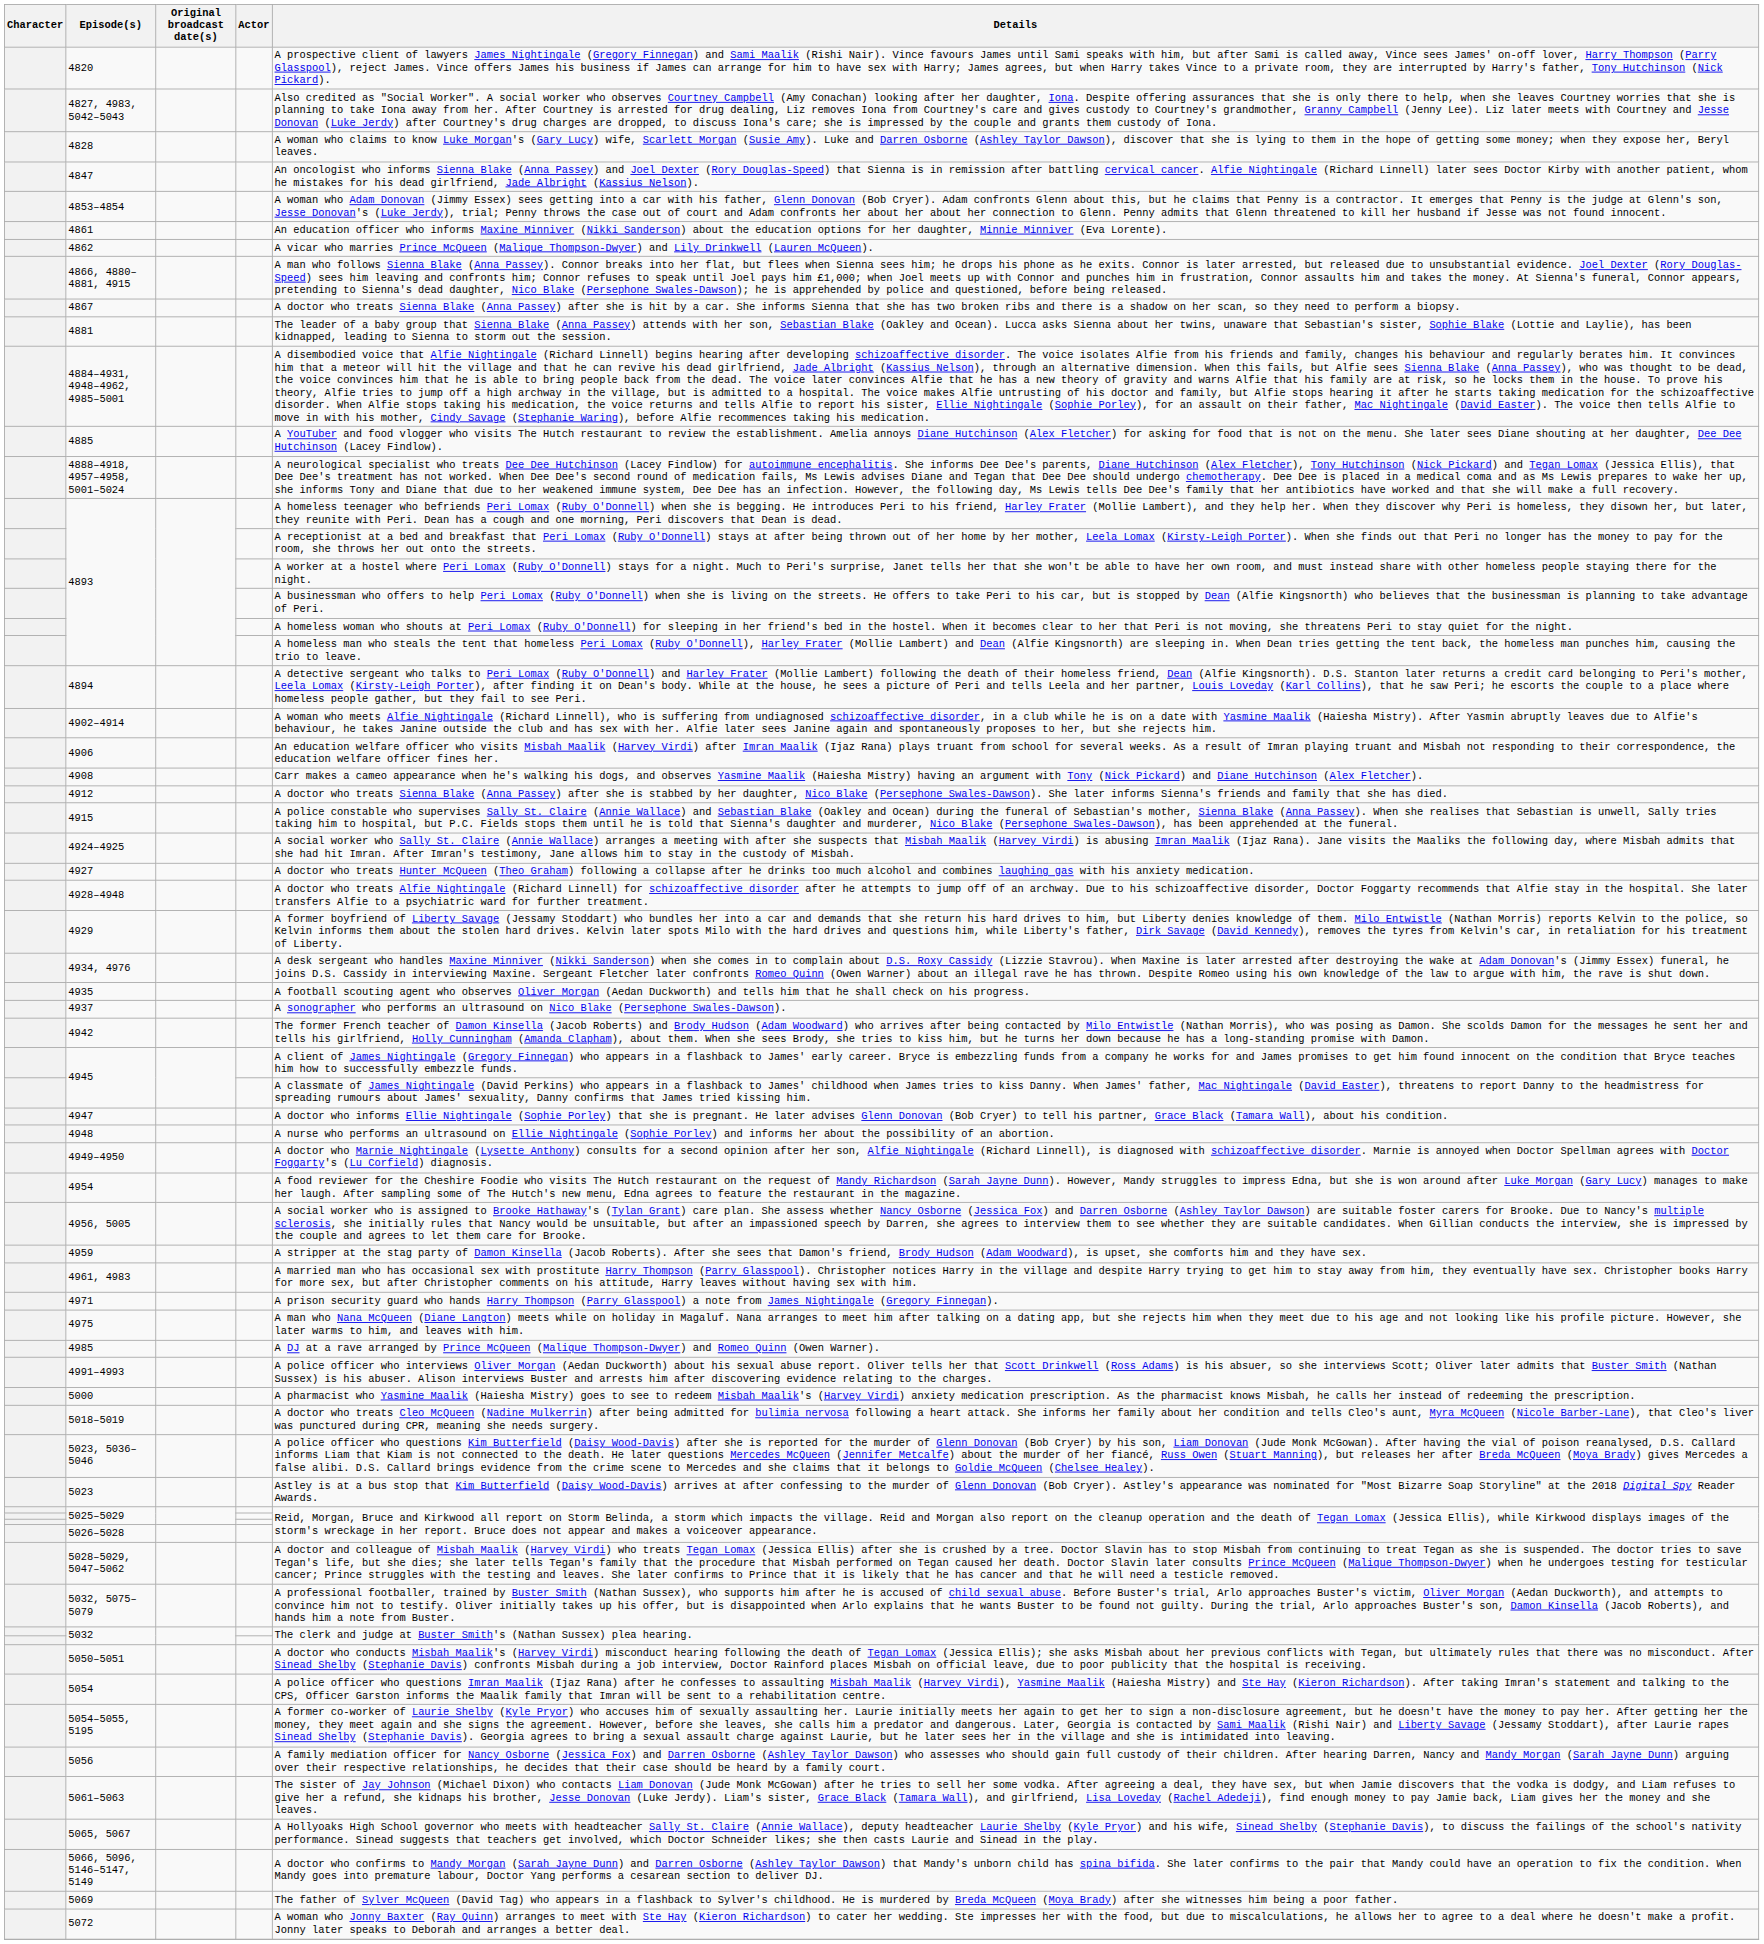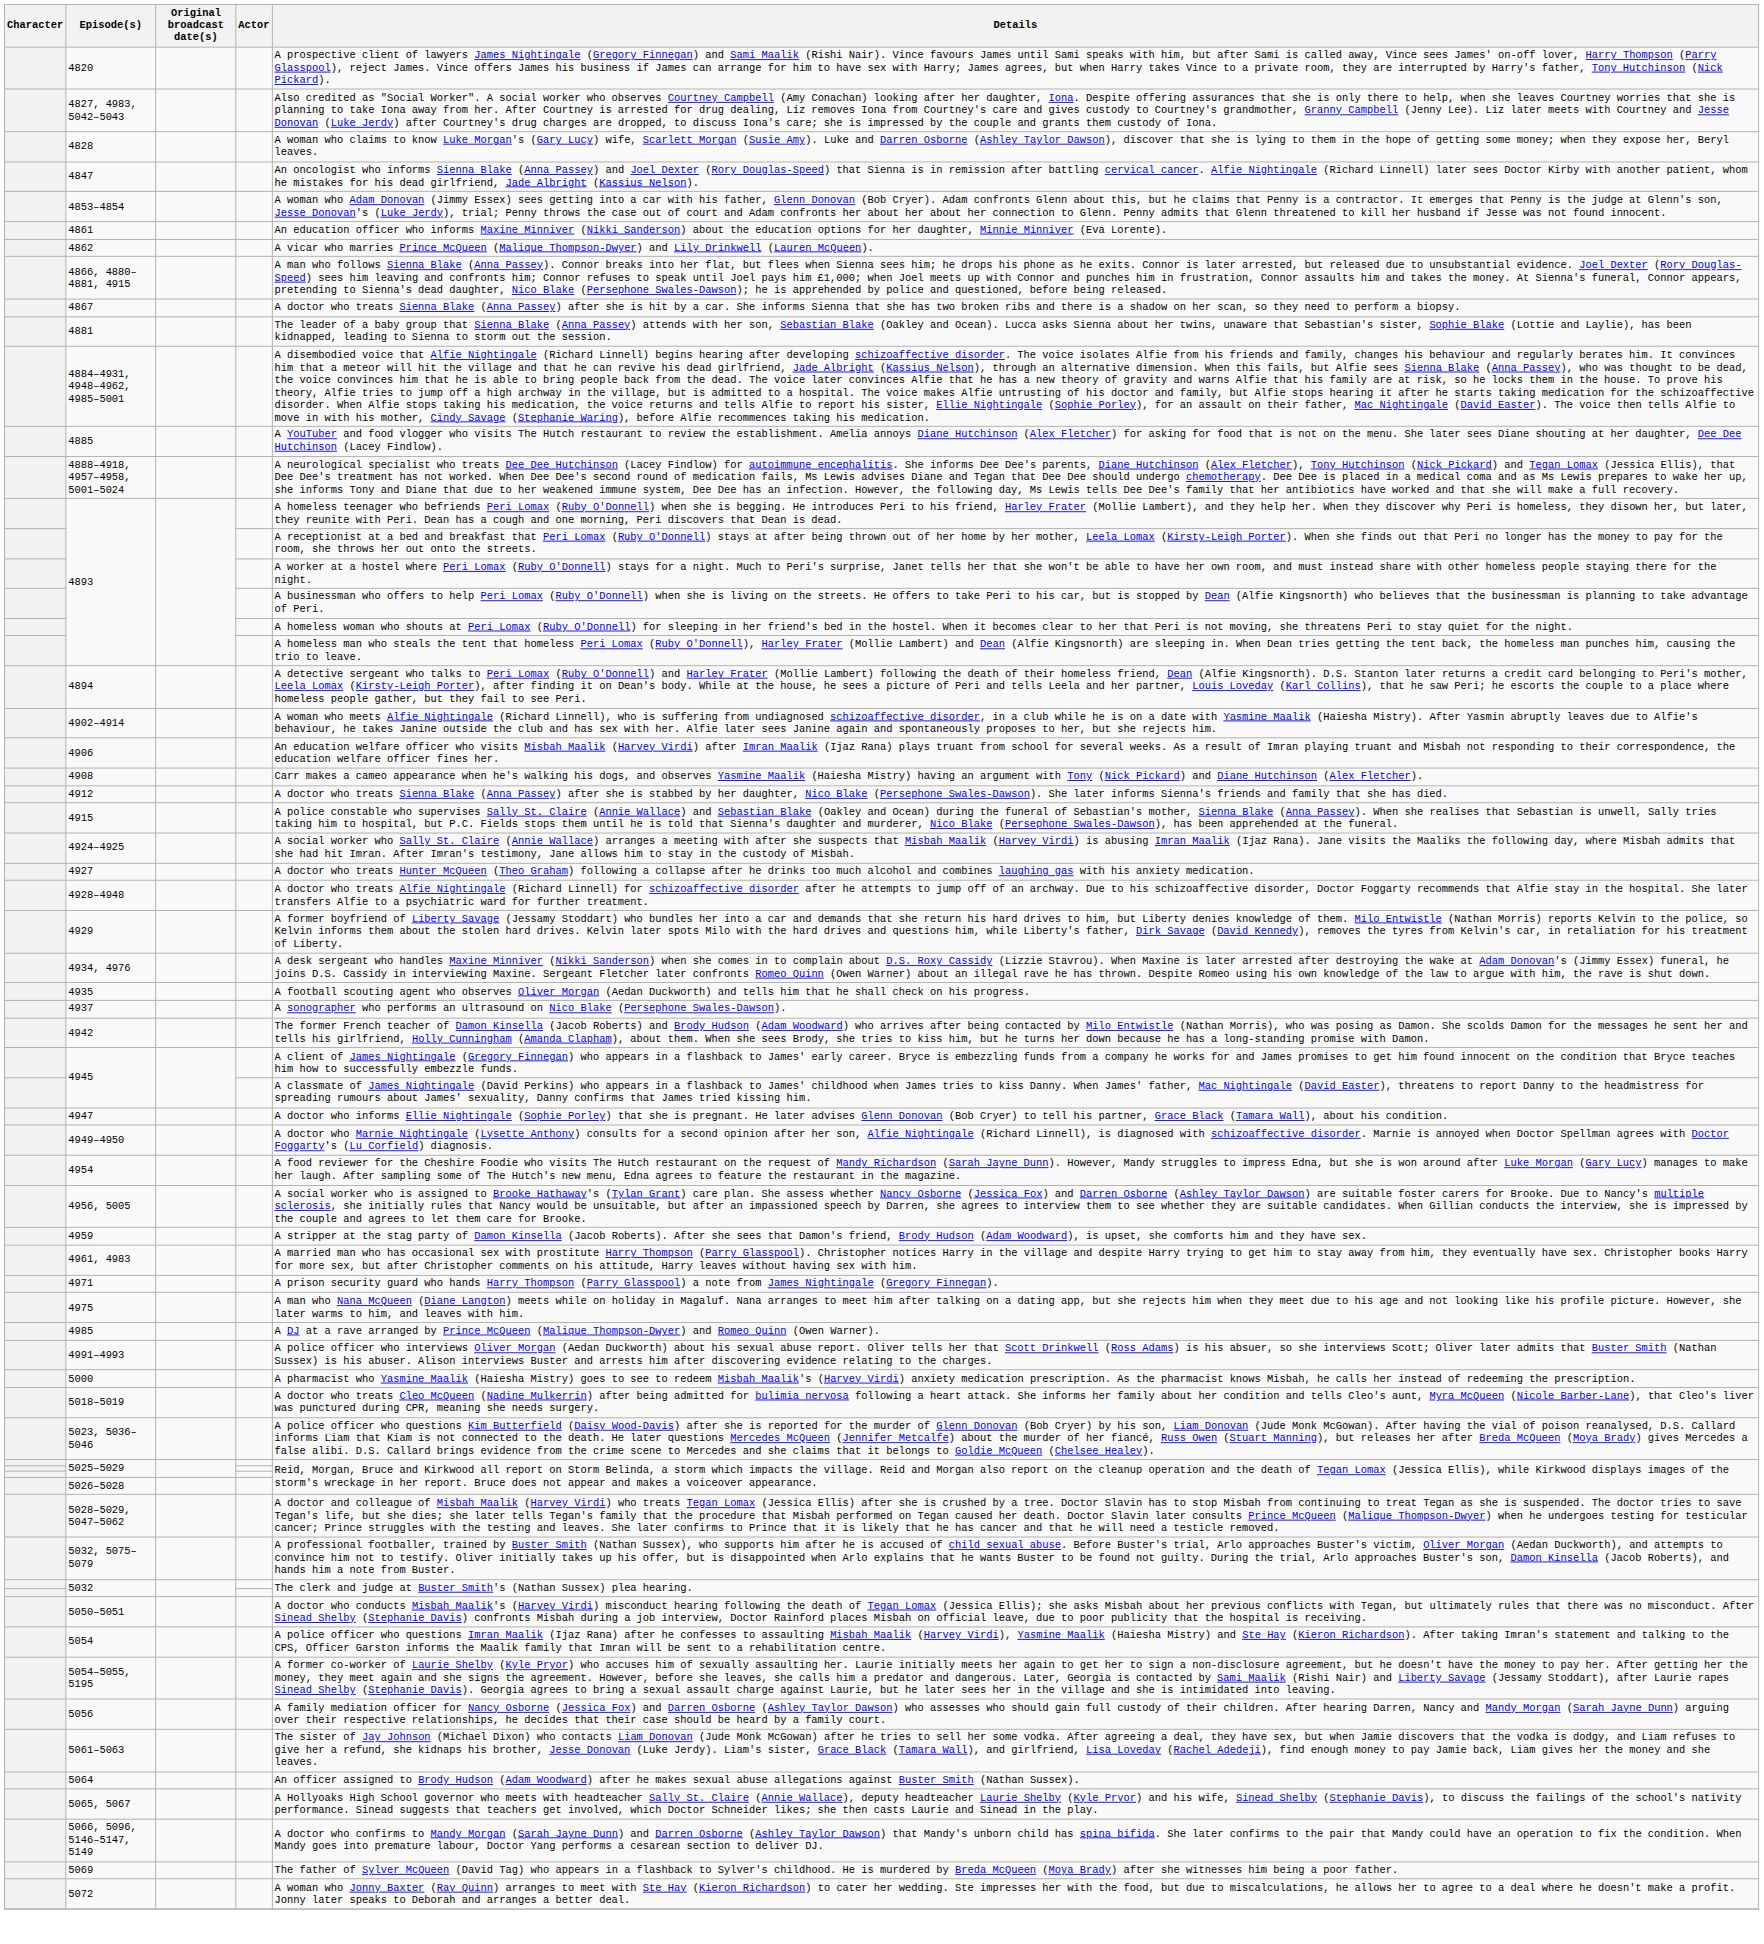- row: (35, 1134)
- row: (35, 1492)
+ row: (35, 1780)
